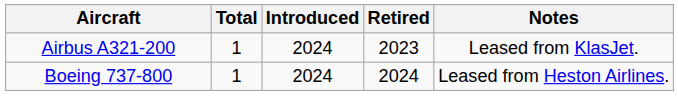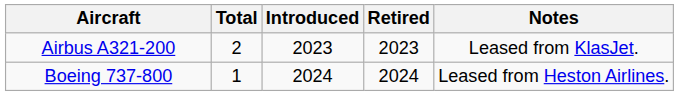(237, 47) 1 -> (237, 47) 2
(313, 47) 2024 -> (313, 47) 2023
